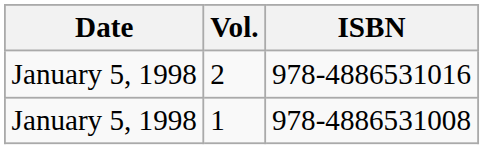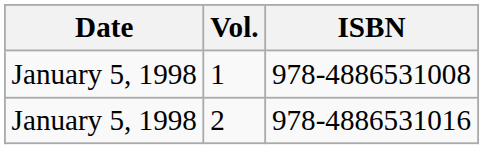rows swapped: (218, 119) <-> (218, 73)
